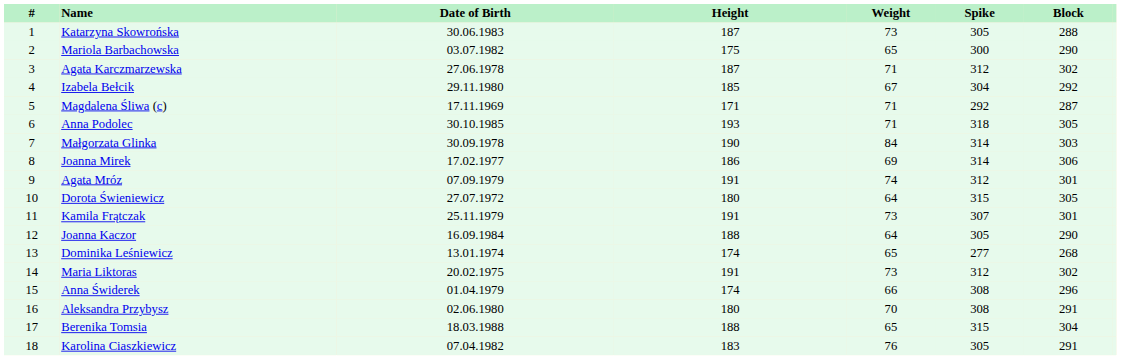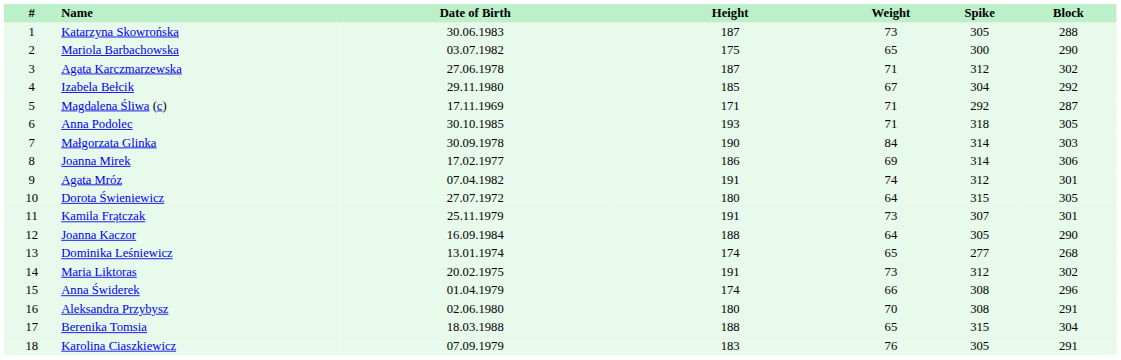(475, 179) 07.09.1979 -> (475, 179) 07.04.1982
(475, 345) 07.04.1982 -> (475, 345) 07.09.1979
